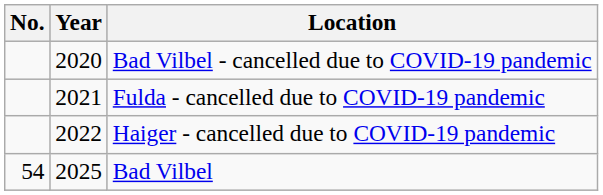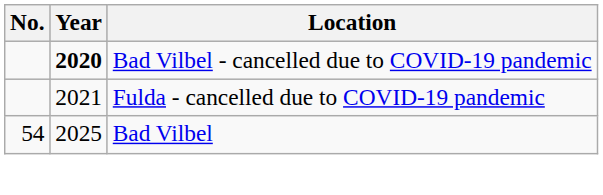(79, 60) normal -> (79, 60) bold
- row: (334, 134)
